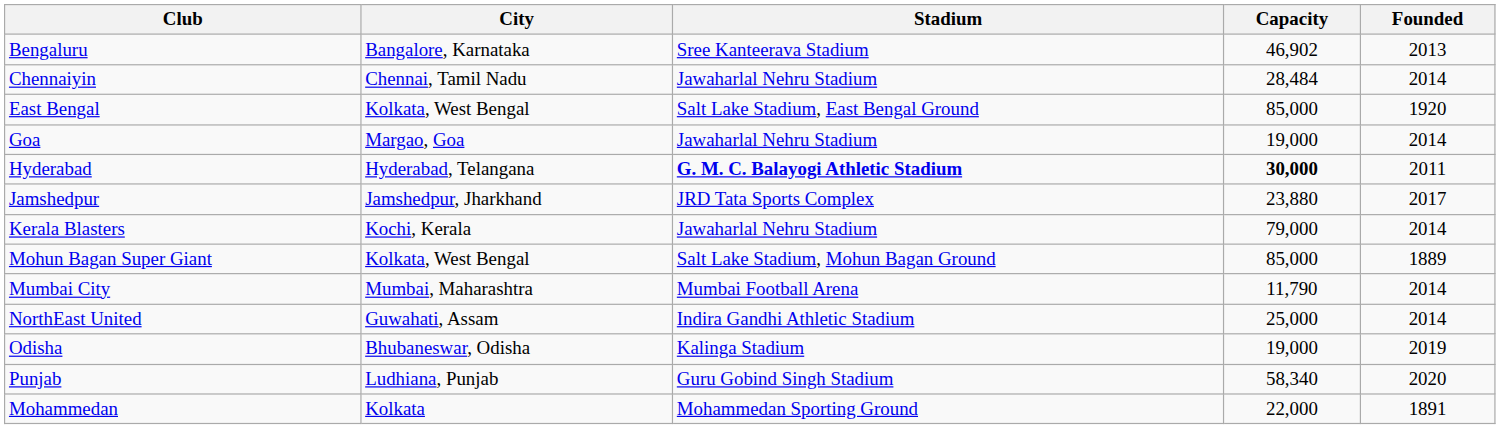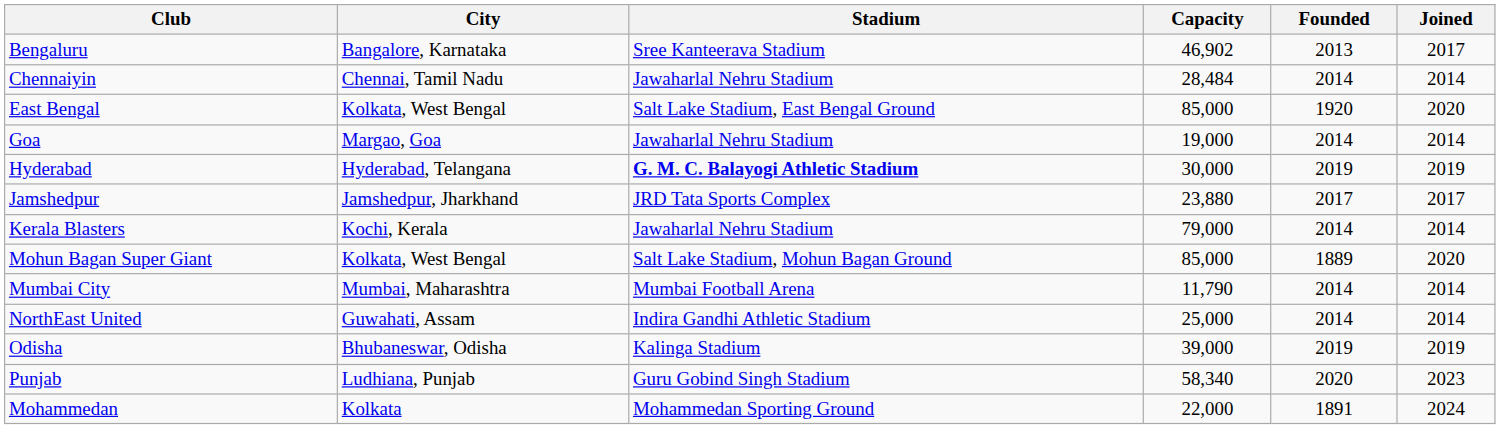+ column: (1446, 19)
(1292, 169) bold -> (1207, 169) normal
(1428, 169) 2011 -> (1334, 169) 2019
(1292, 348) 19,000 -> (1207, 348) 39,000
